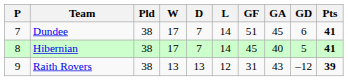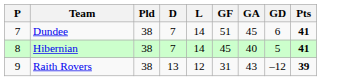- column: (173, 13)
